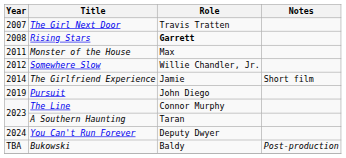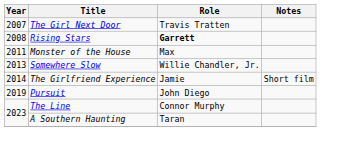(16, 65) 2012 -> (16, 65) 2013
- row: (83, 133)
- row: (50, 147)
